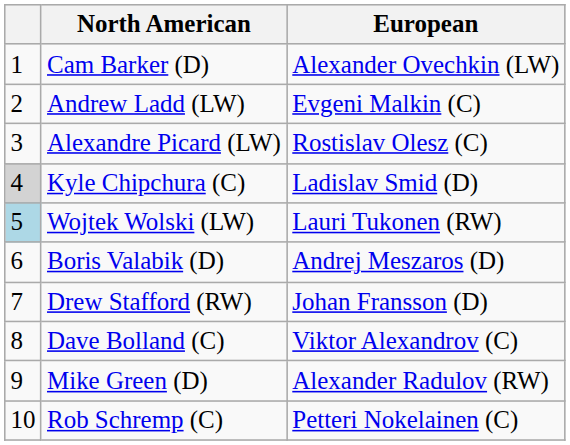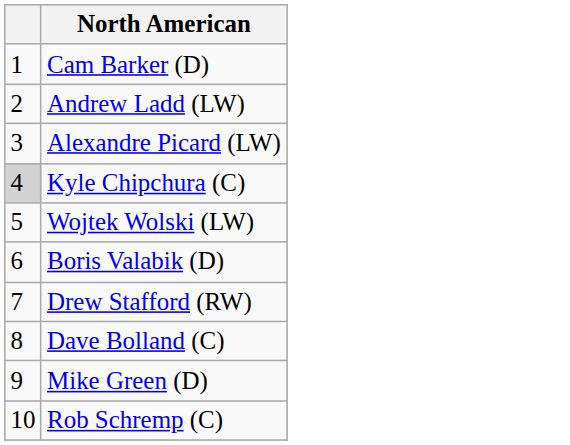- column: (426, 24)
(17, 222) lightblue background -> (17, 222) no background
